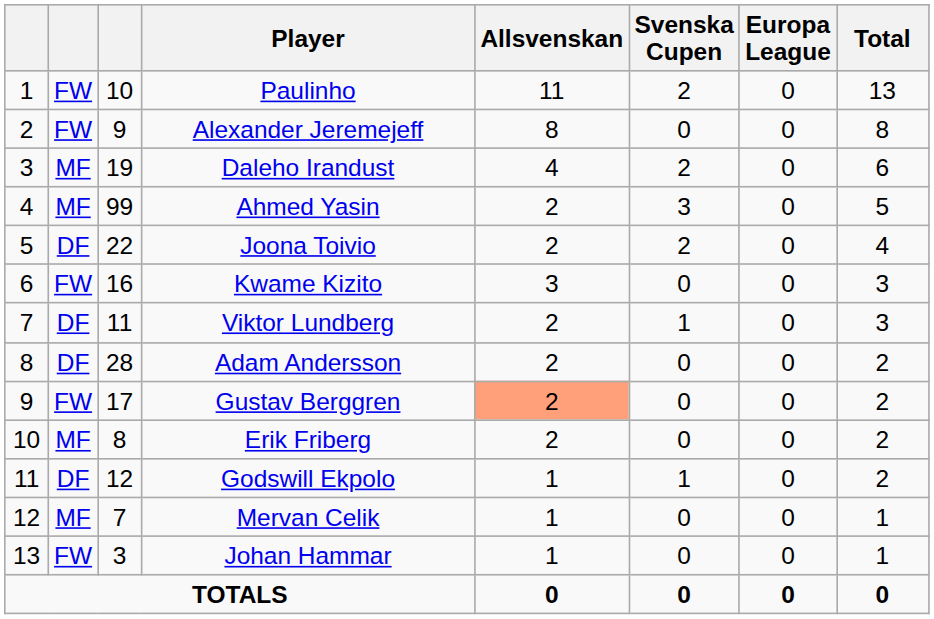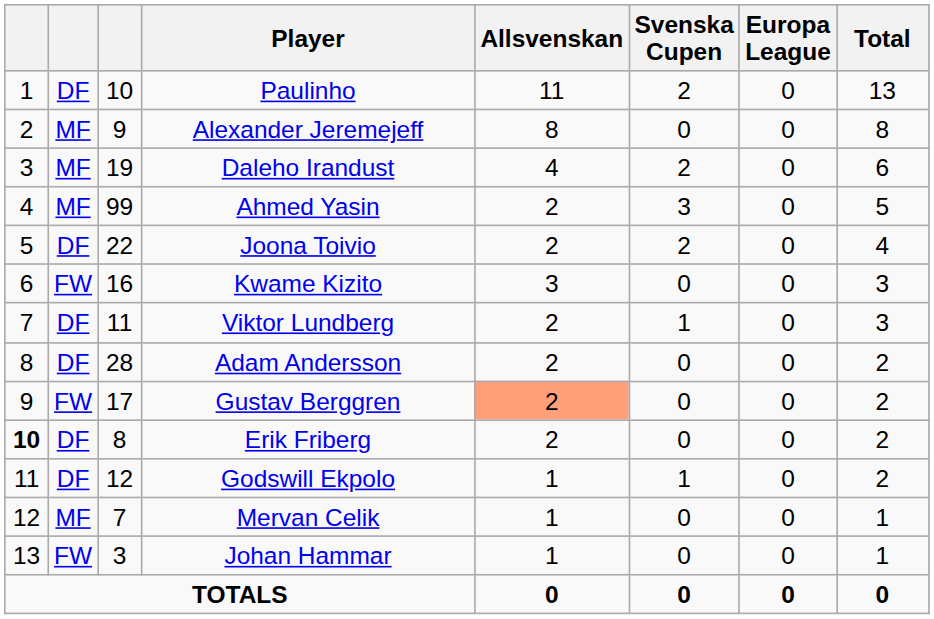(73, 90) FW -> (73, 90) DF
(73, 129) FW -> (73, 129) MF
(27, 439) normal -> (27, 439) bold
(73, 439) MF -> (73, 439) DF
